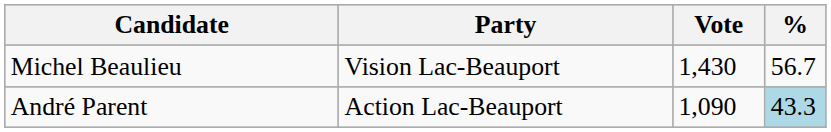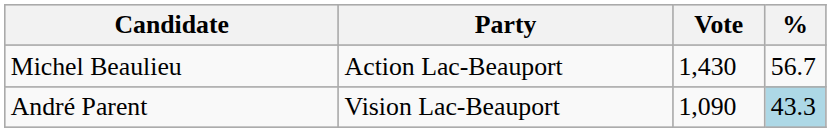(452, 65) Vision Lac-Beauport -> (454, 65) Action Lac-Beauport
(454, 106) Action Lac-Beauport -> (452, 106) Vision Lac-Beauport
